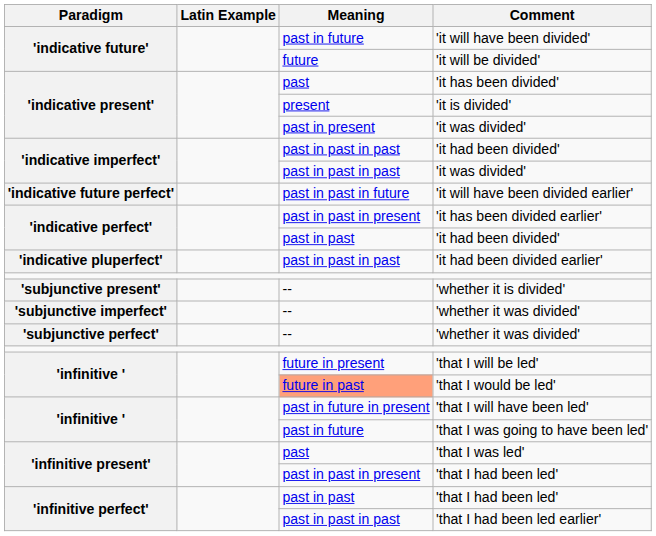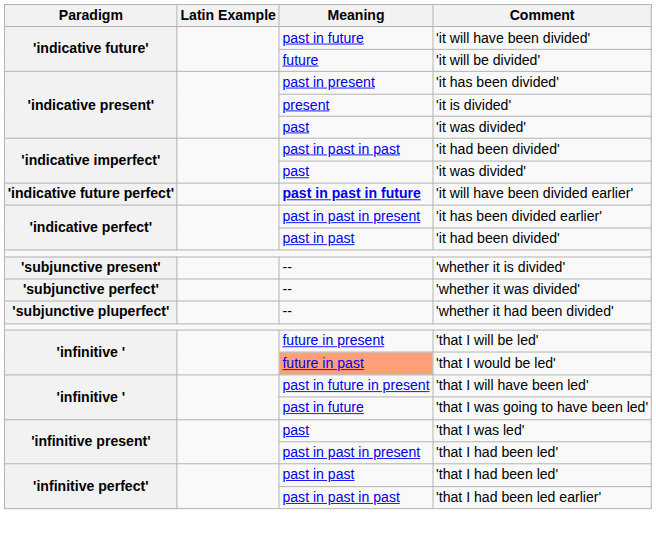(296, 82) past -> (329, 82) past in present
(329, 127) past in present -> (296, 127) past
(341, 171) past in past in past -> (296, 171) past
(346, 194) normal -> (352, 194) bold
- row: (91, 261)
- row: (91, 312)
+ row: (91, 312)
